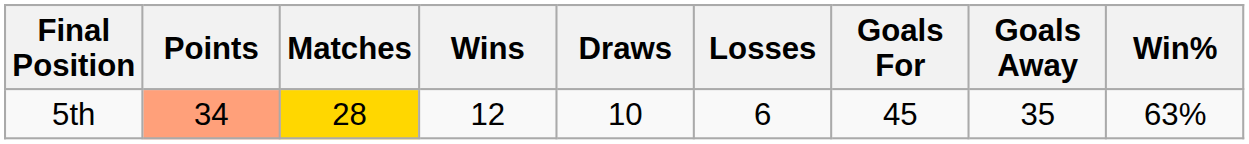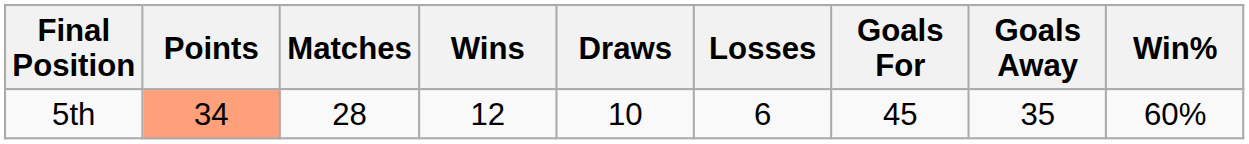(350, 114) gold background -> (350, 114) no background
(1175, 114) 63% -> (1175, 114) 60%
